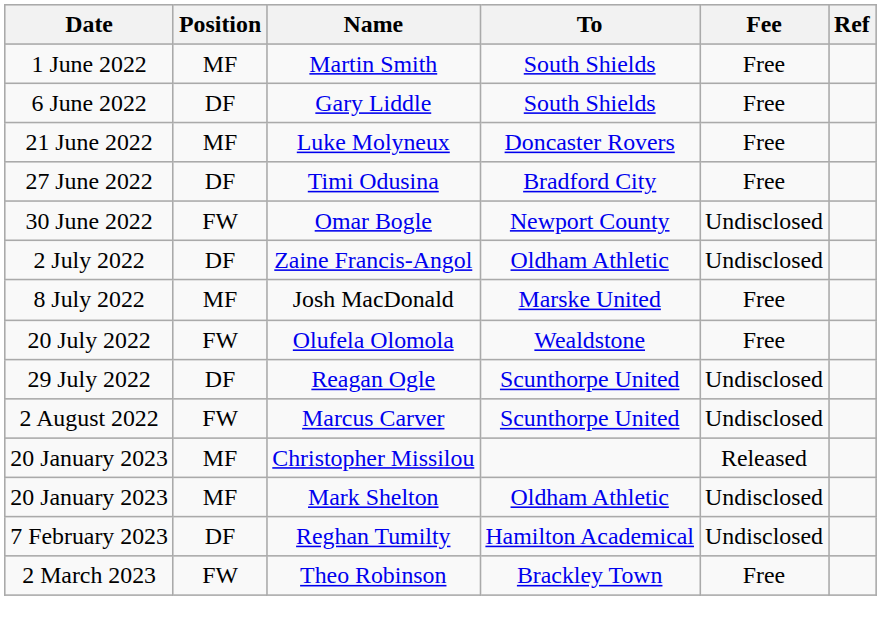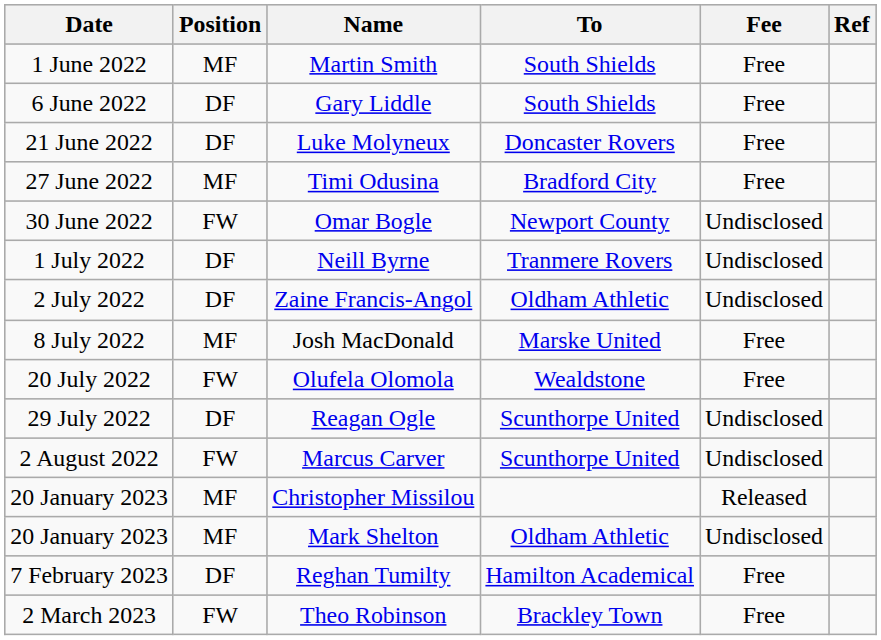(220, 142) MF -> (220, 142) DF
(220, 181) DF -> (220, 181) MF
+ row: (373, 260)
(764, 535) Undisclosed -> (764, 575) Free
